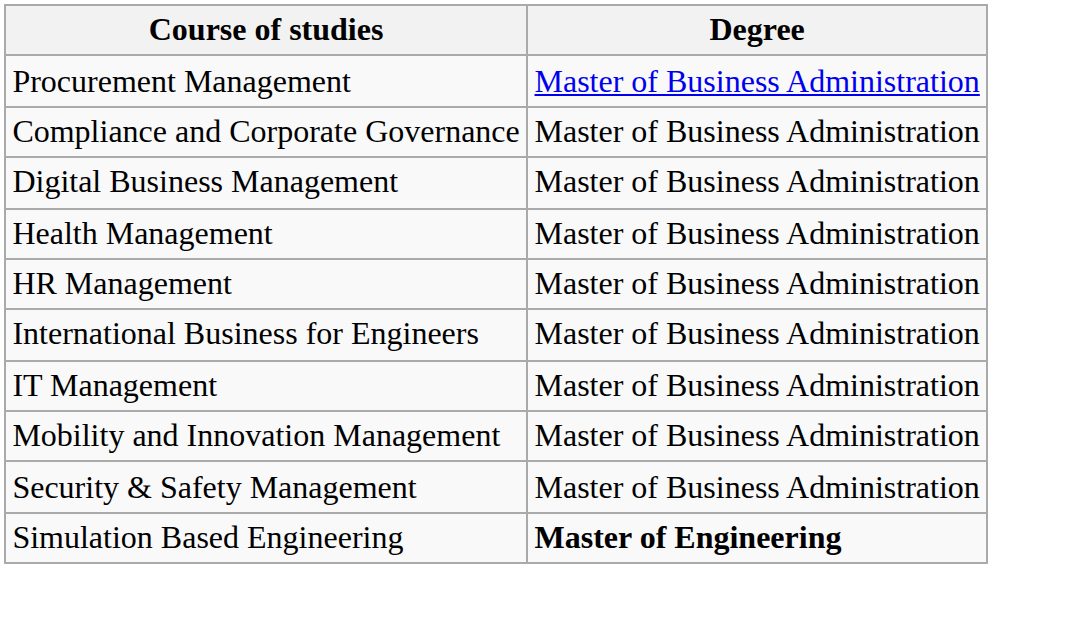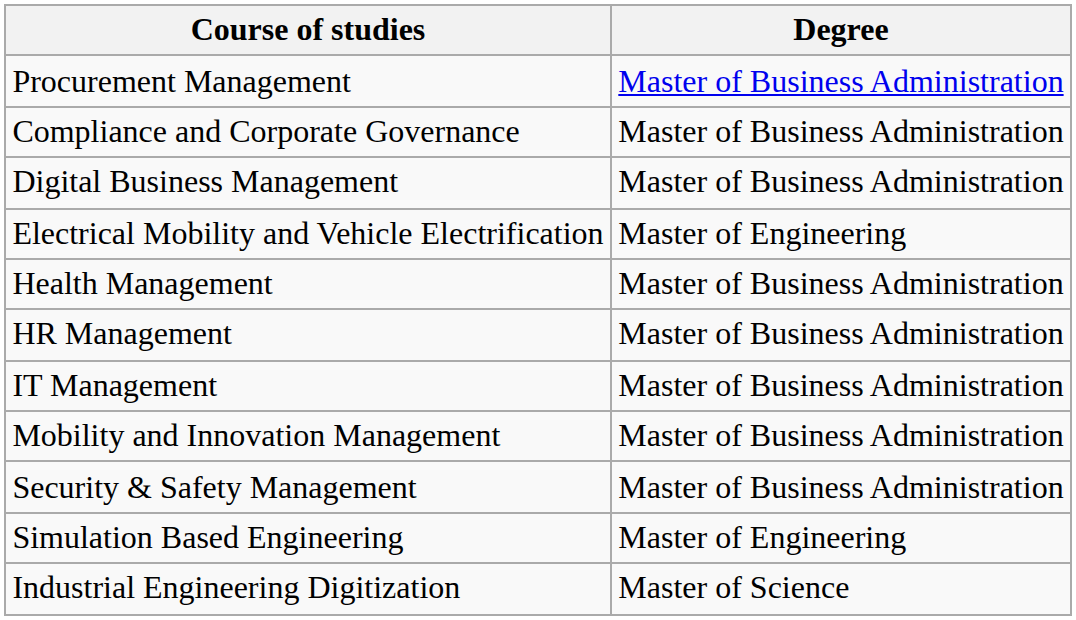+ row: (308, 232)
- row: (246, 334)
(688, 537) bold -> (762, 537) normal
+ row: (236, 588)
